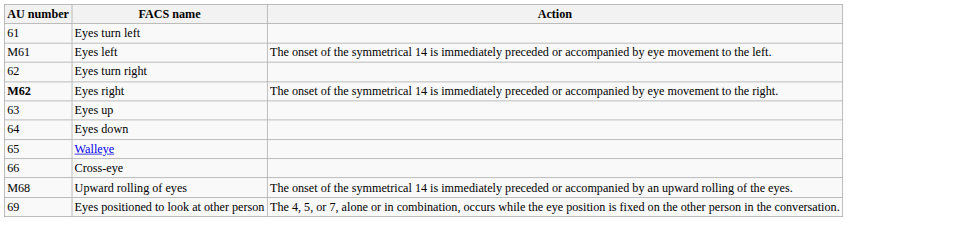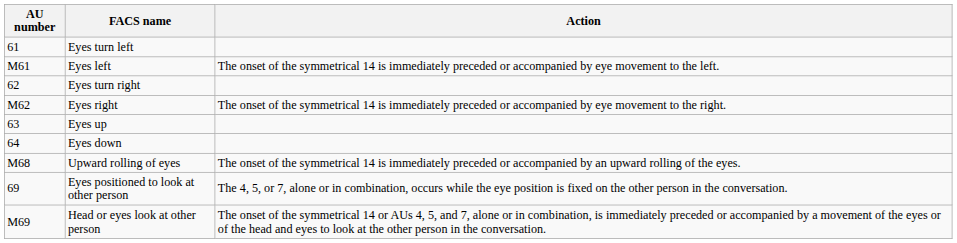(19, 91) bold -> (19, 104) normal
- row: (94, 149)
- row: (99, 168)
+ row: (132, 221)
